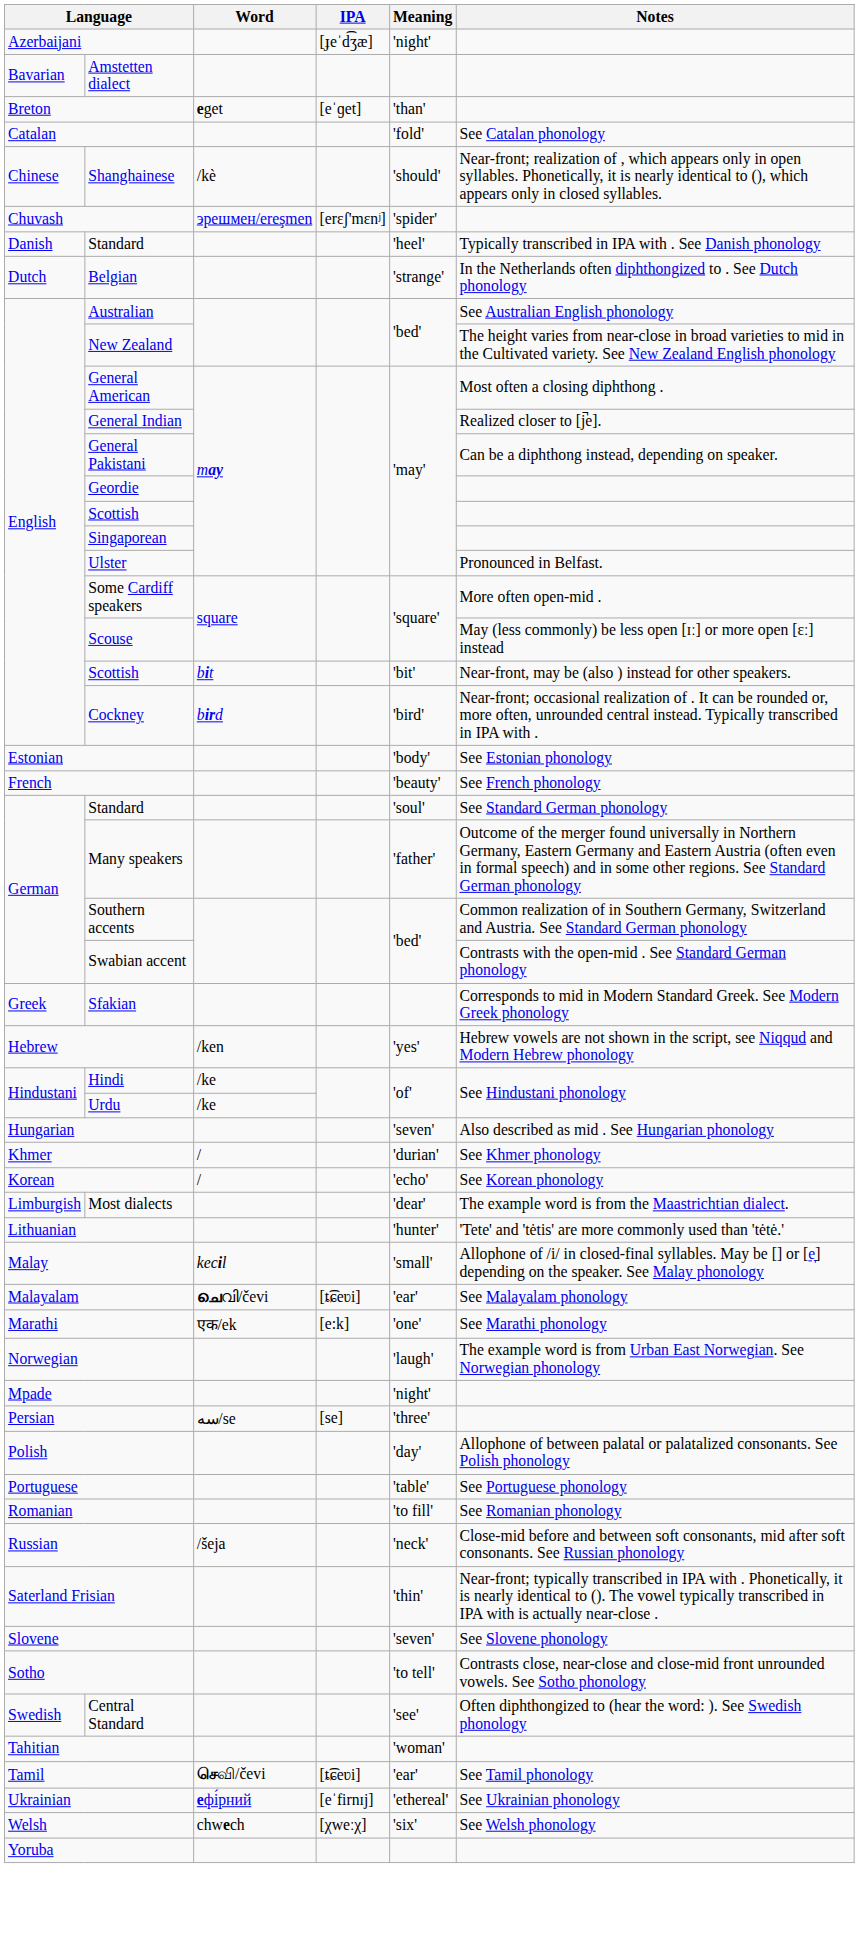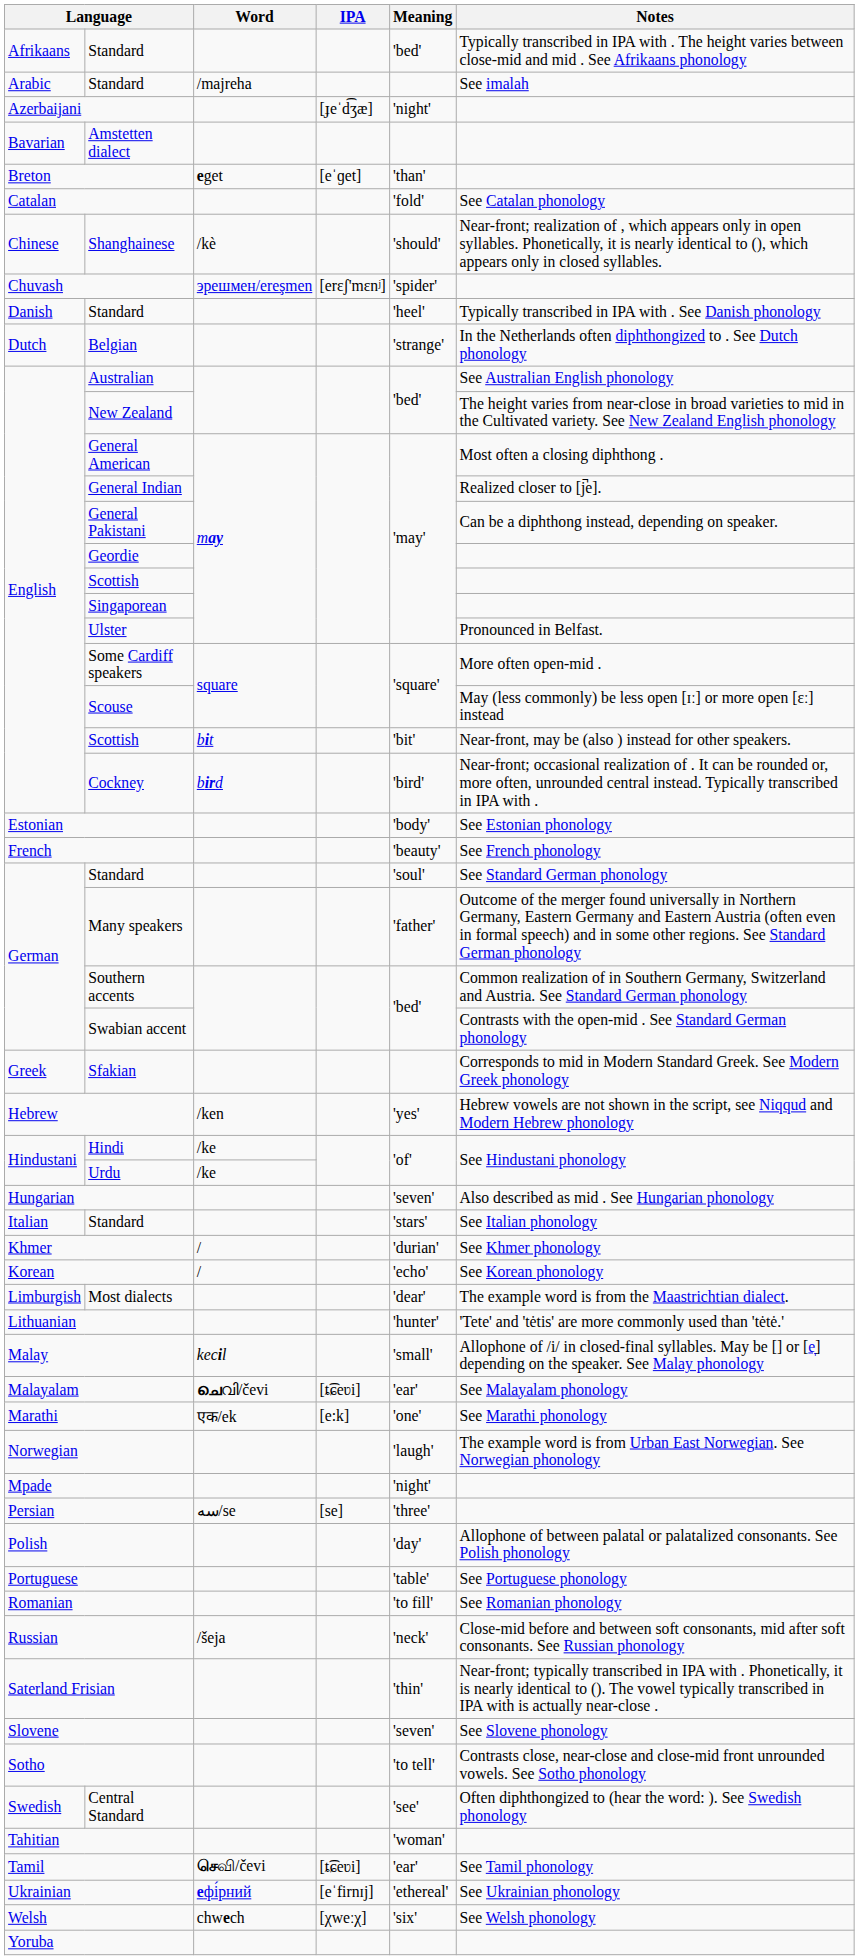+ row: (39, 50)
+ row: (29, 84)
+ row: (28, 1222)
